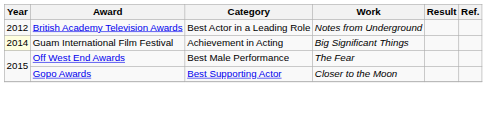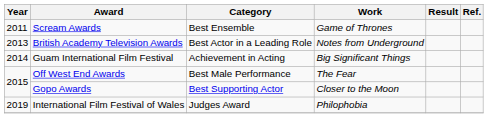+ row: (67, 27)
(17, 27) 2012 -> (17, 43) 2013
(17, 43) lightyellow background -> (17, 58) no background
+ row: (109, 105)
